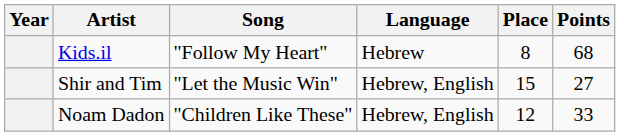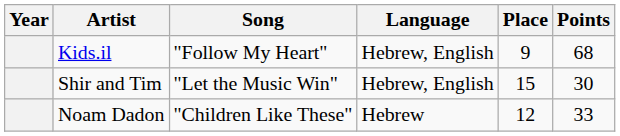(393, 51) Hebrew -> (428, 51) Hebrew, English
(525, 51) 8 -> (525, 51) 9
(584, 83) 27 -> (584, 83) 30
(428, 114) Hebrew, English -> (393, 114) Hebrew
